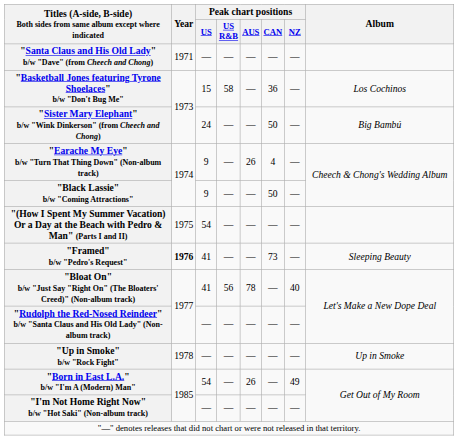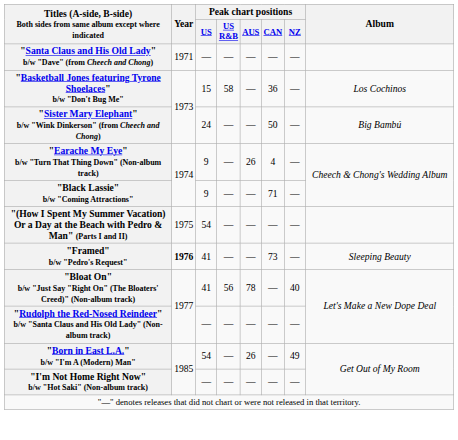(273, 193) 50 -> (273, 193) 71
- row: (88, 356)
